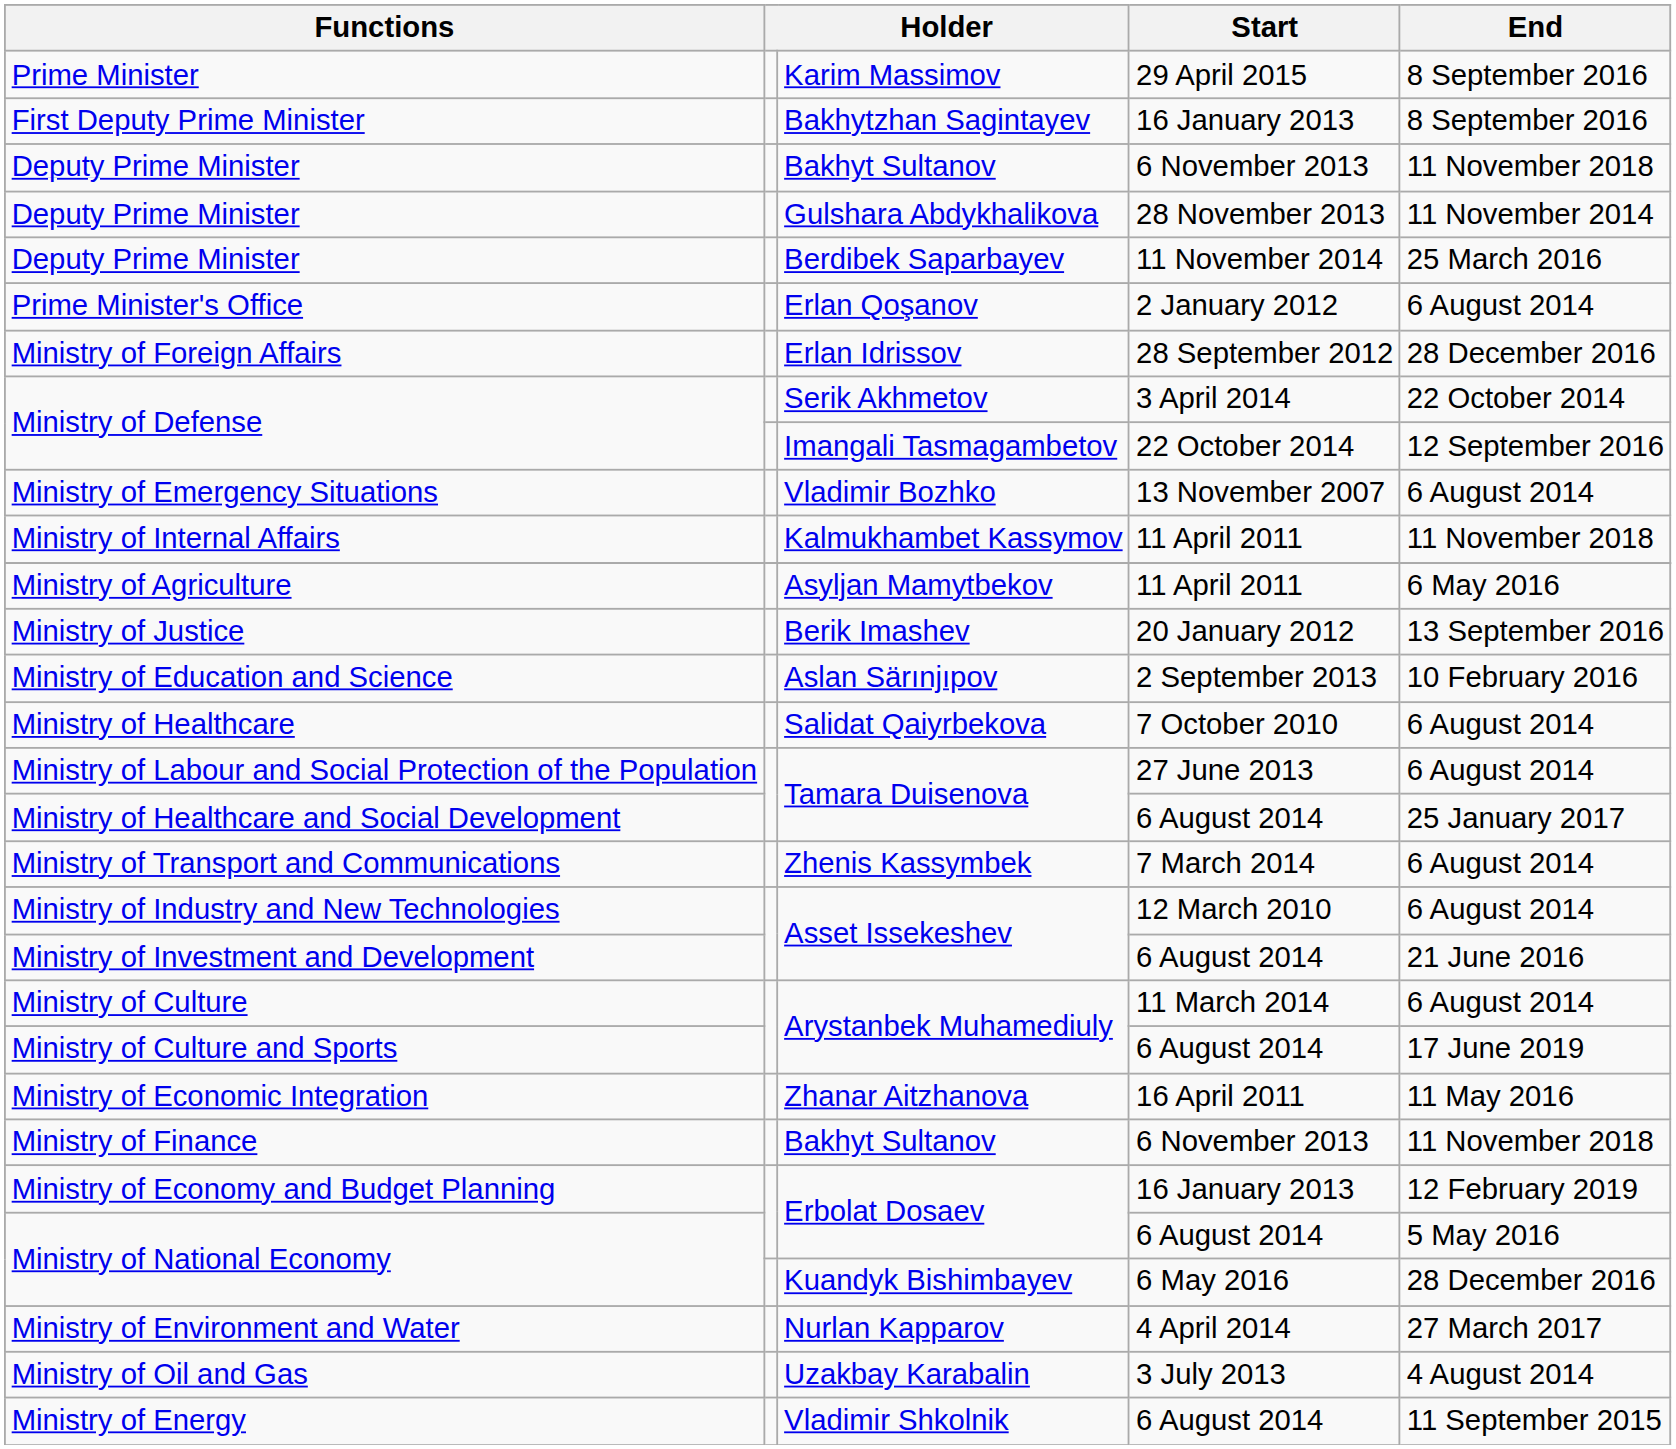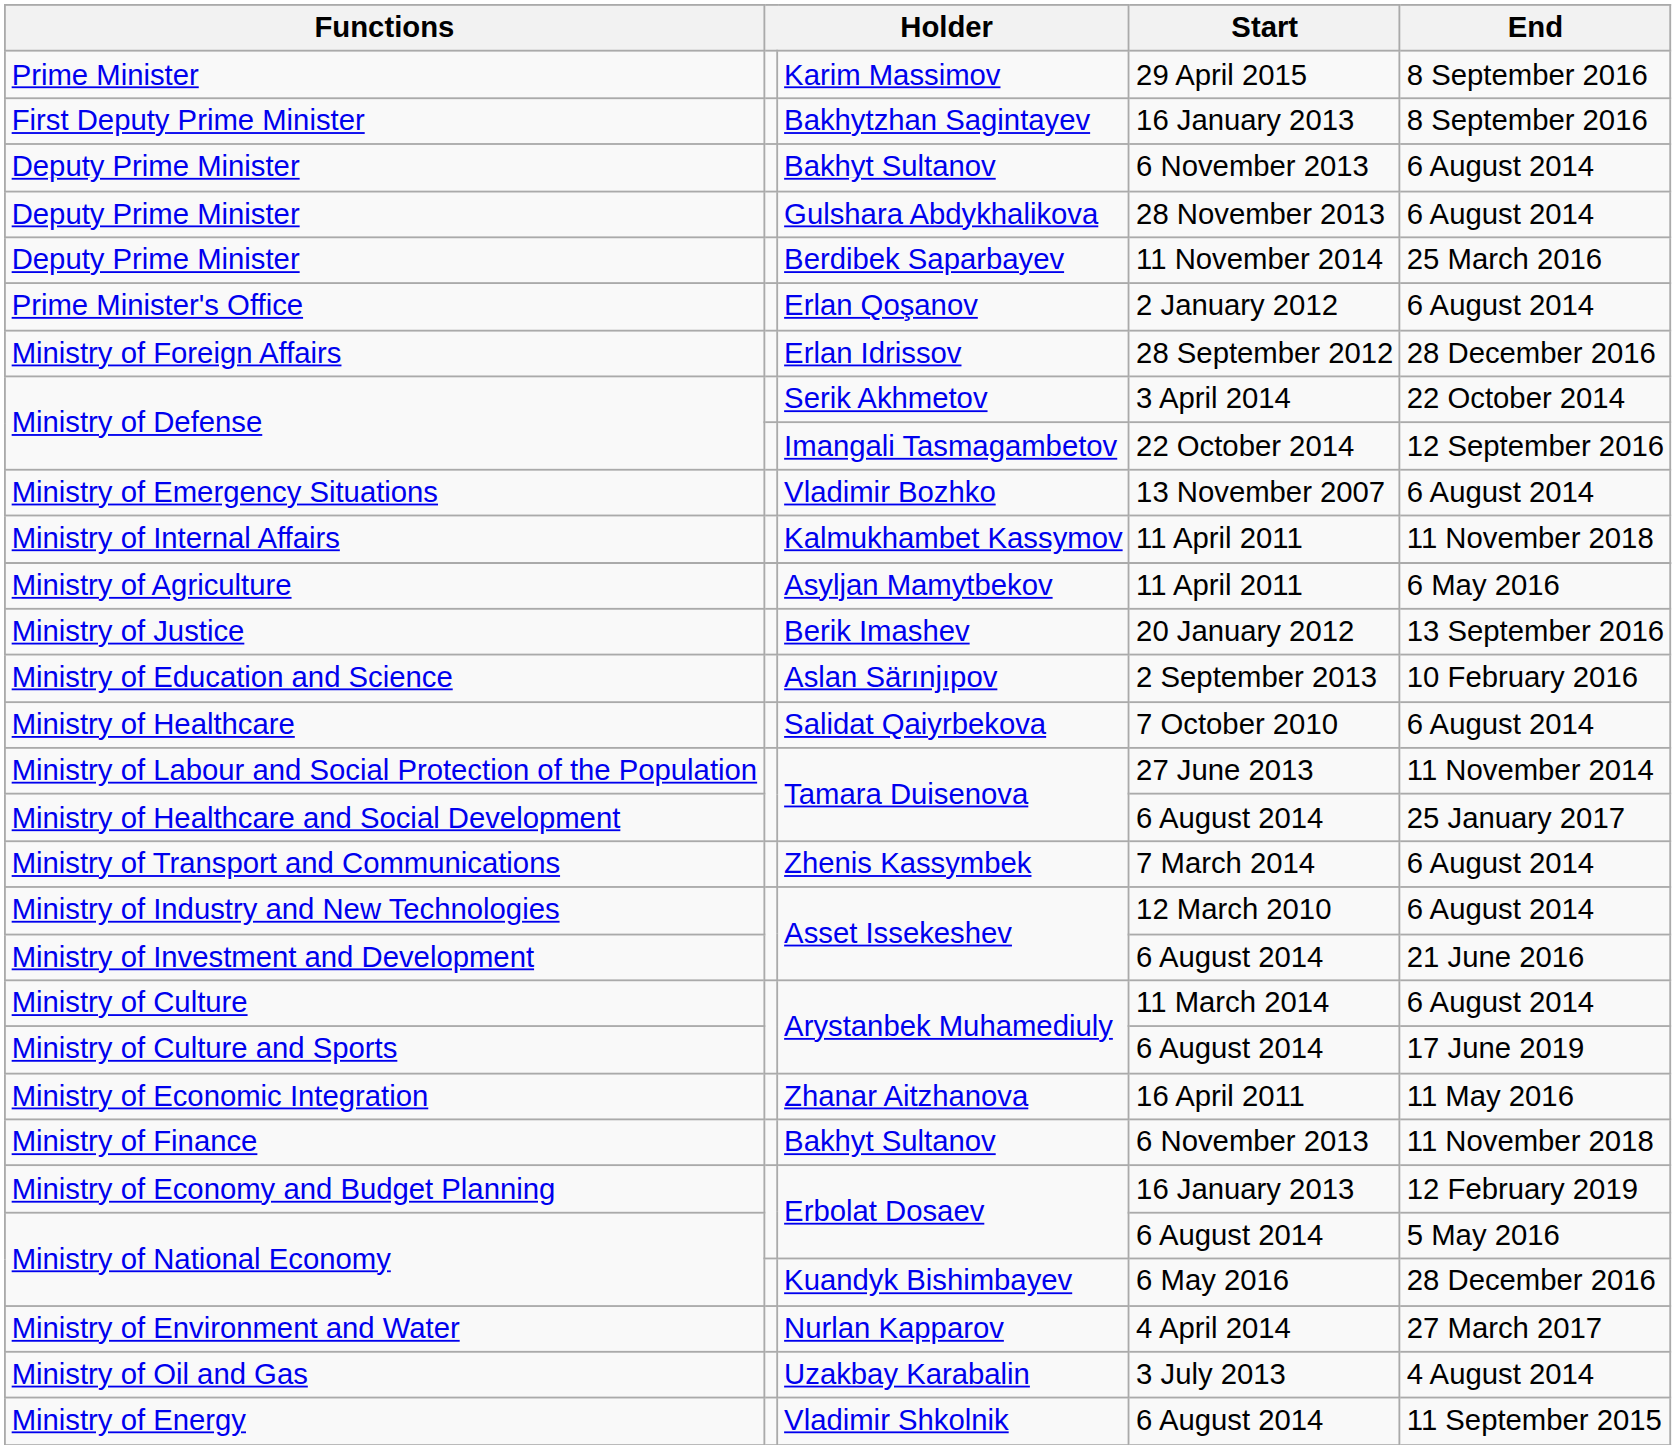(1530, 167) 11 November 2018 -> (1500, 167) 6 August 2014
(1530, 213) 11 November 2014 -> (1500, 213) 6 August 2014
(1500, 770) 6 August 2014 -> (1530, 770) 11 November 2014
